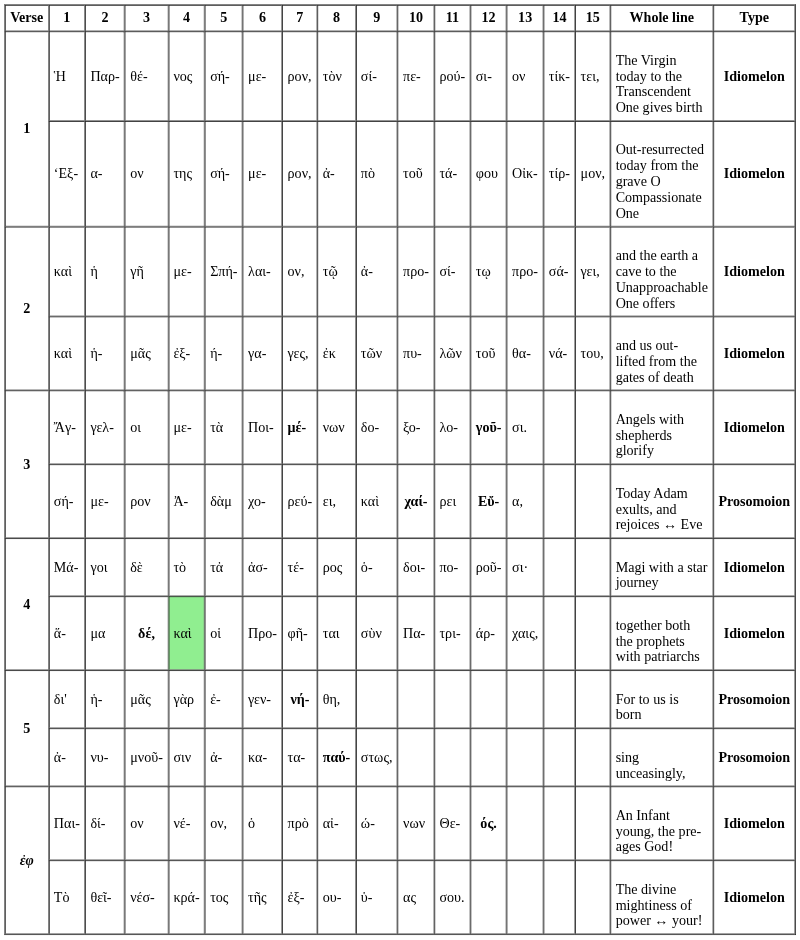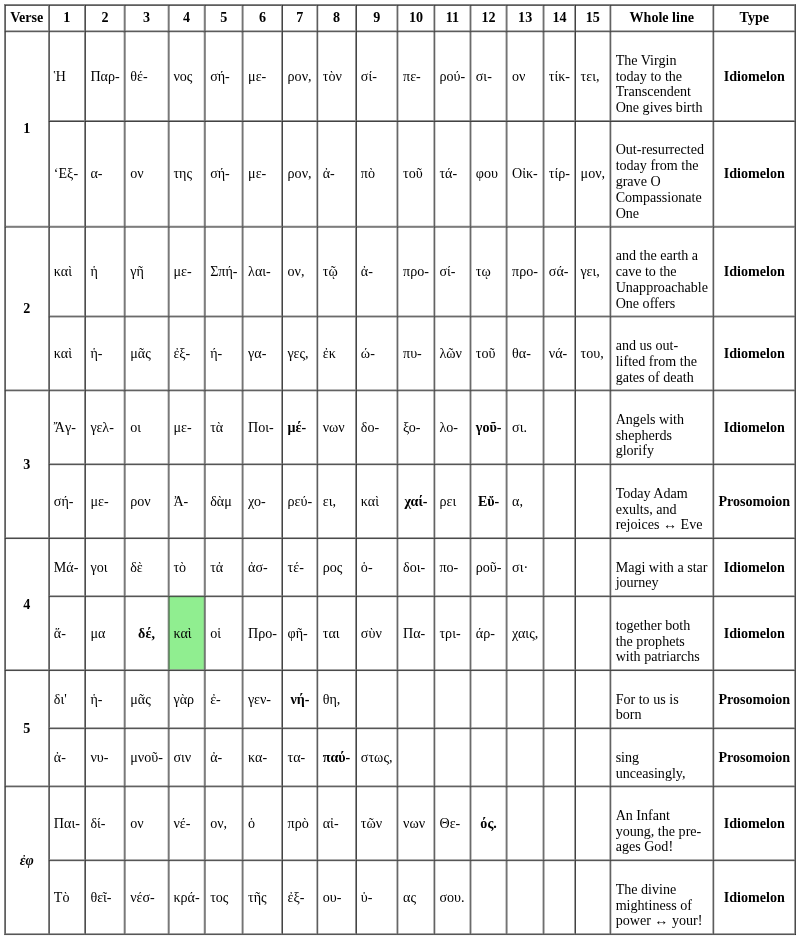(372, 353) τῶν -> (368, 353) ώ-
(368, 823) ώ- -> (372, 823) τῶν
